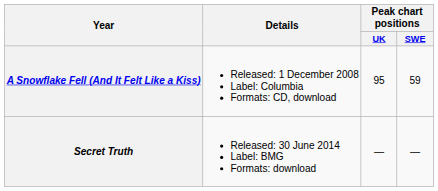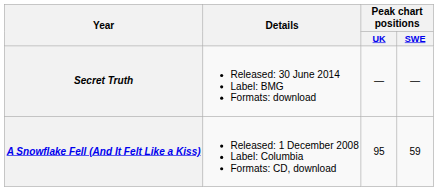rows swapped: (104, 81) <-> (104, 151)
